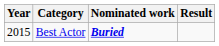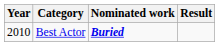(19, 32) 2015 -> (19, 32) 2010
